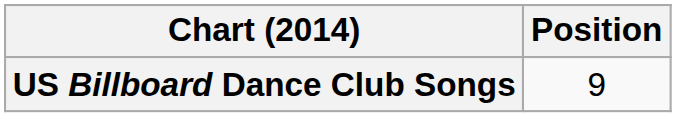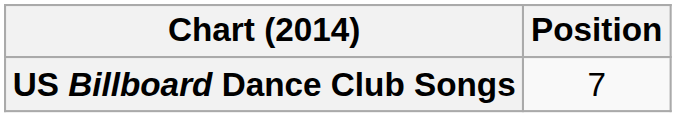(597, 83) 9 -> (597, 83) 7
